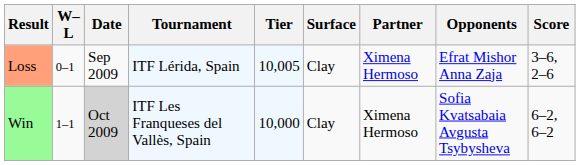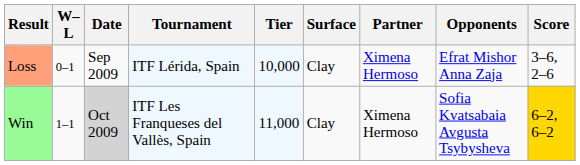(279, 65) 10,005 -> (279, 65) 10,000
(279, 123) 10,000 -> (279, 123) 11,000
(544, 123) no background -> (544, 123) gold background
